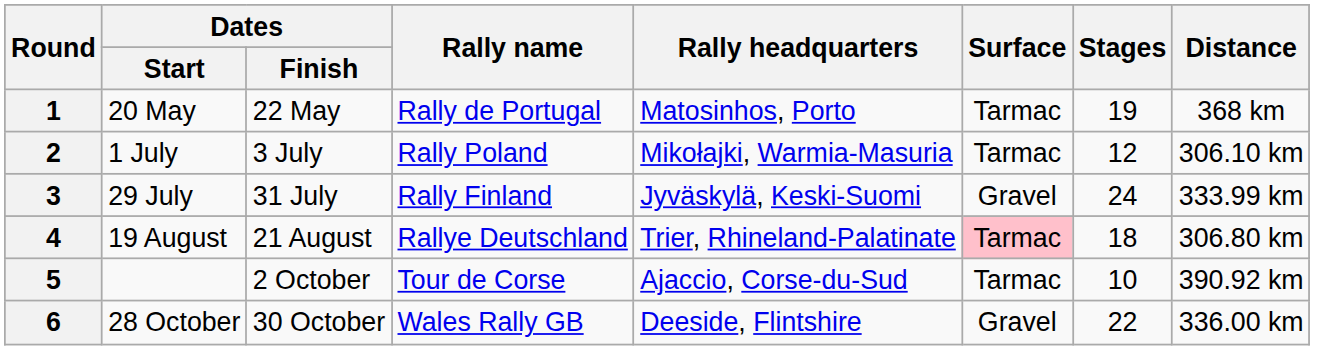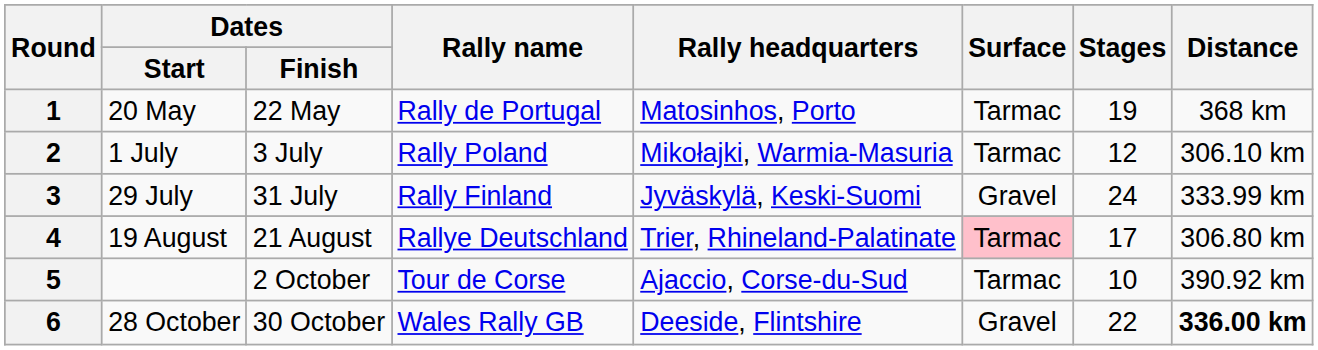(1123, 238) 18 -> (1123, 238) 17
(1241, 323) normal -> (1243, 323) bold
